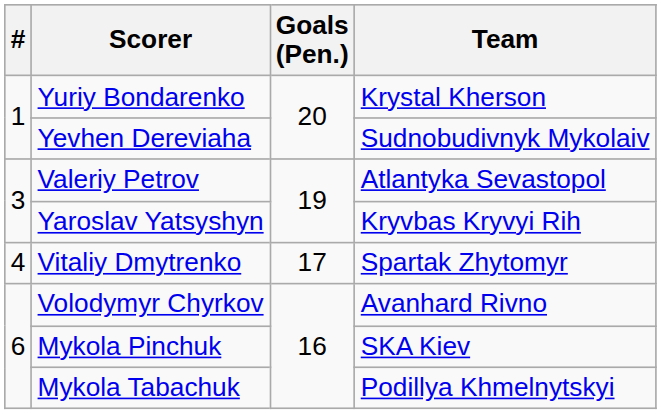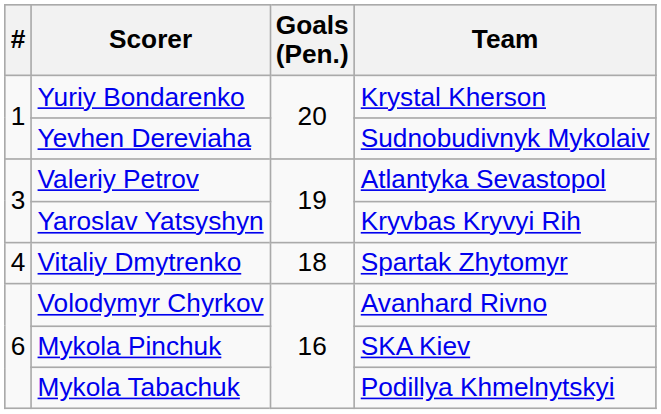(312, 262) 17 -> (312, 262) 18
